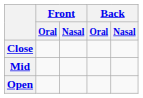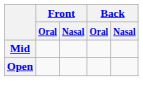- row: (20, 48)
